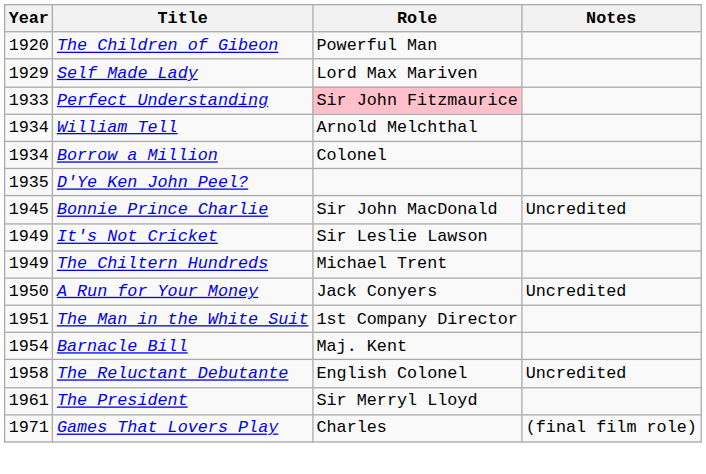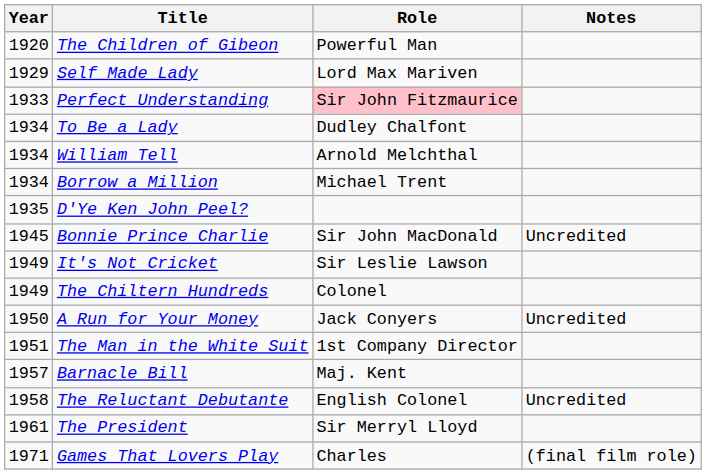+ row: (117, 128)
(352, 155) Colonel -> (382, 182) Michael Trent
(382, 264) Michael Trent -> (352, 292) Colonel
(29, 346) 1954 -> (29, 374) 1957
